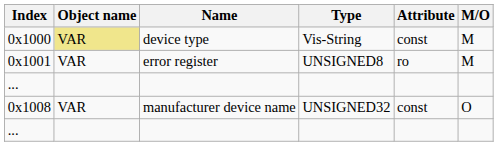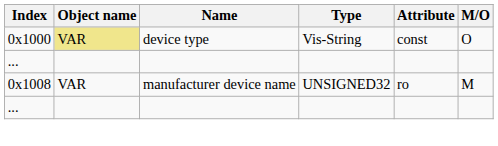(468, 38) M -> (466, 38) O
- row: (29, 61)
(412, 107) const -> (403, 84) ro
(466, 107) O -> (468, 84) M
